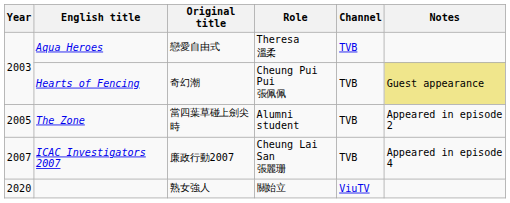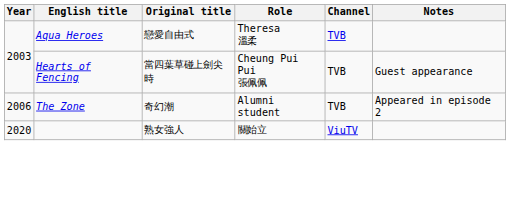(185, 83) 奇幻潮 -> (184, 72) 當四葉草碰上劍尖時
(435, 84) khaki background -> (424, 72) no background
(19, 121) 2005 -> (19, 107) 2006
(210, 121) 當四葉草碰上劍尖時 -> (159, 107) 奇幻潮
- row: (91, 158)
